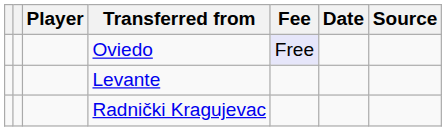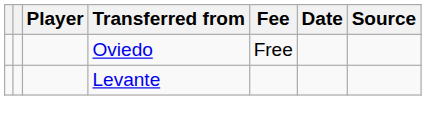(294, 49) lavender background -> (273, 49) no background
- row: (179, 110)
